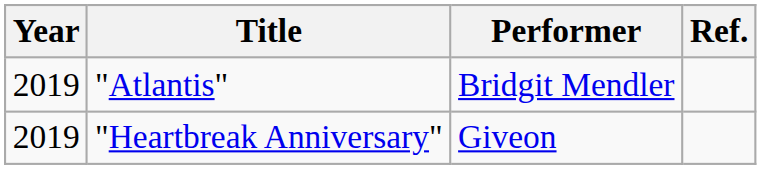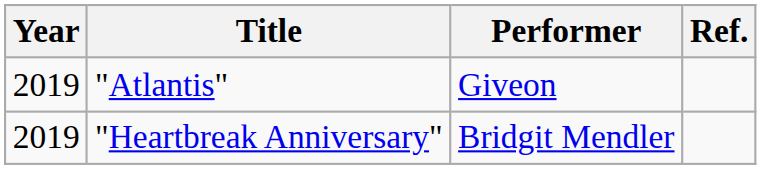(566, 84) Bridgit Mendler -> (507, 84) Giveon
(507, 137) Giveon -> (566, 137) Bridgit Mendler
